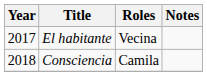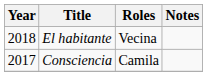(22, 37) 2017 -> (22, 37) 2018
(22, 60) 2018 -> (22, 60) 2017
